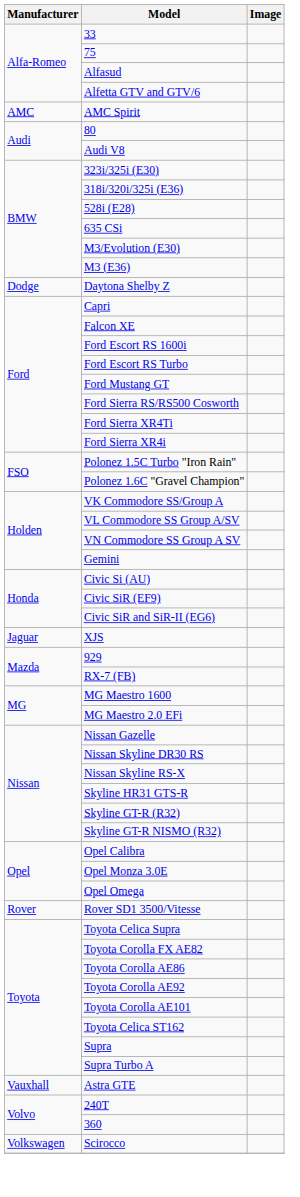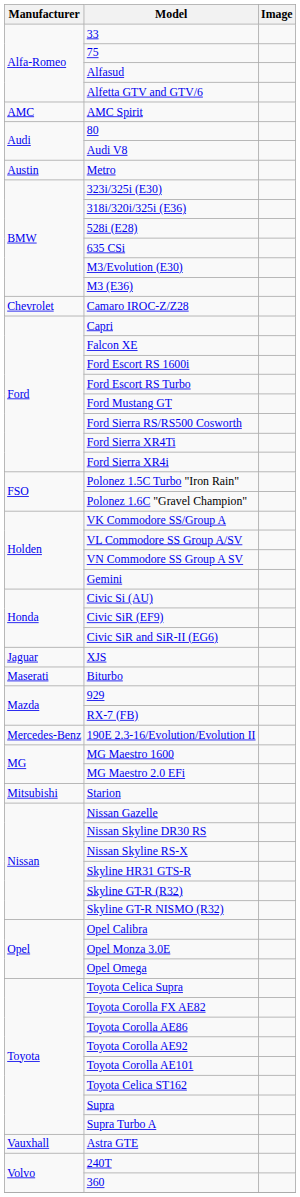+ row: (101, 170)
+ row: (138, 306)
- row: (127, 287)
+ row: (105, 676)
+ row: (171, 735)
+ row: (104, 793)
- row: (142, 910)
- row: (105, 1144)
